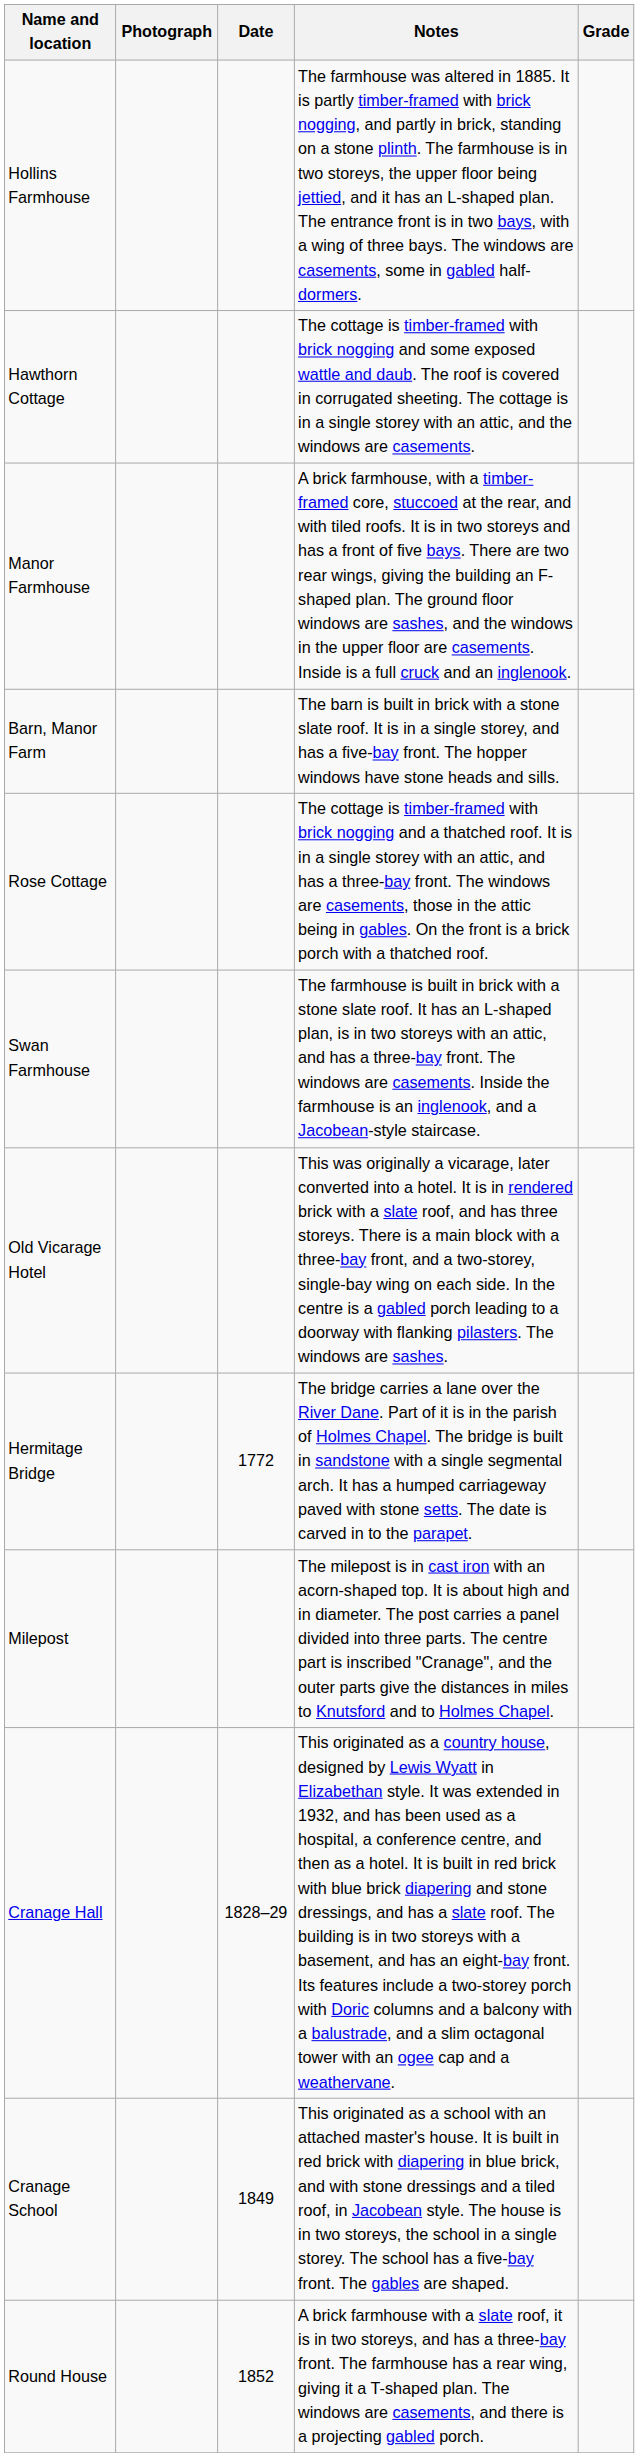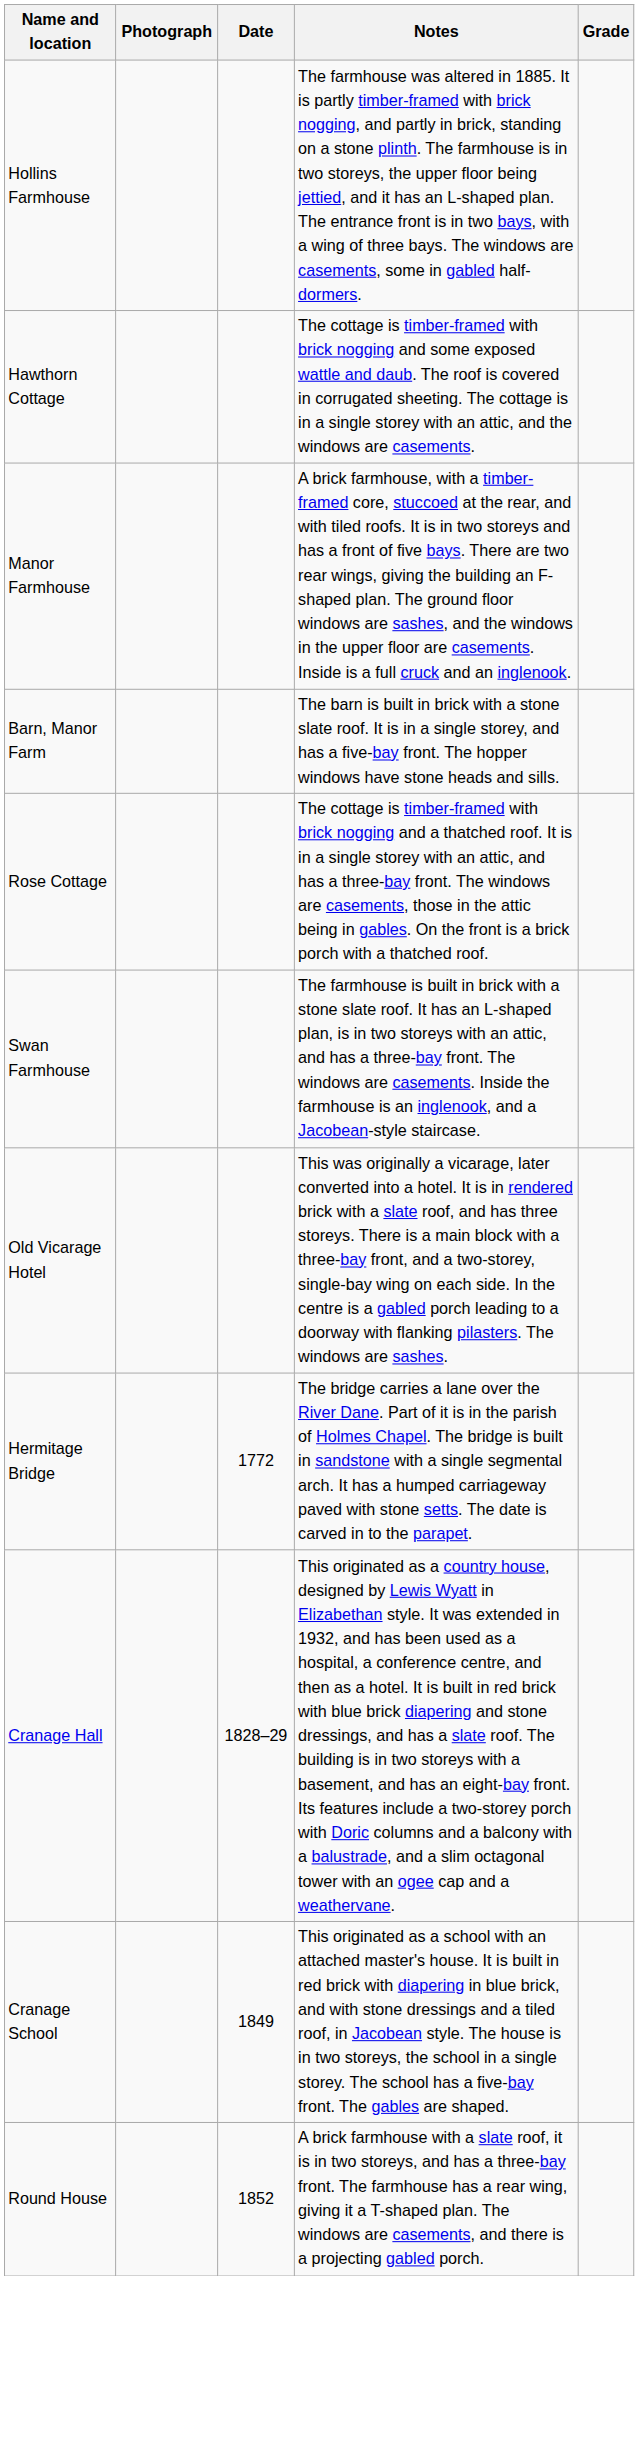- row: (38, 1638)
